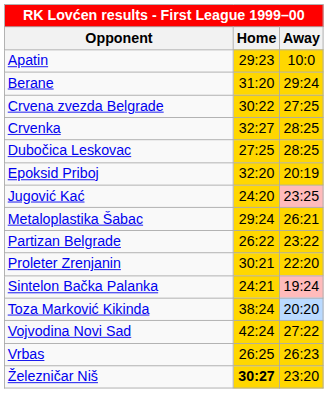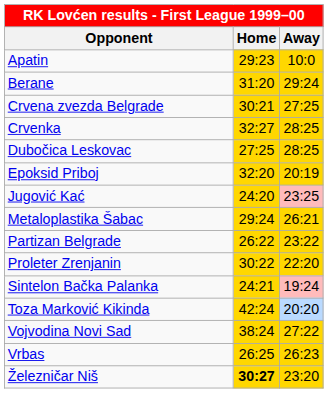(257, 106) 30:22 -> (257, 106) 30:21
(257, 264) 30:21 -> (257, 264) 30:22
(257, 309) 38:24 -> (257, 309) 42:24
(257, 331) 42:24 -> (257, 331) 38:24
